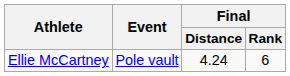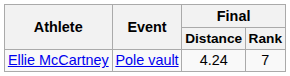(265, 60) 6 -> (265, 60) 7
